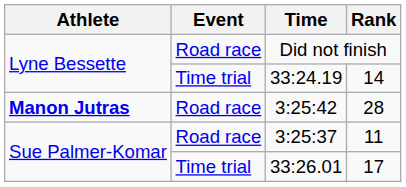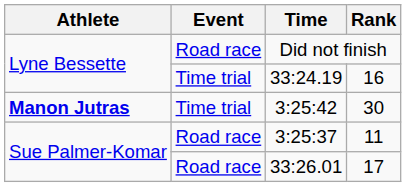(374, 78) 14 -> (374, 78) 16
(218, 108) Road race -> (213, 108) Time trial
(374, 108) 28 -> (374, 108) 30
(213, 166) Time trial -> (218, 166) Road race
